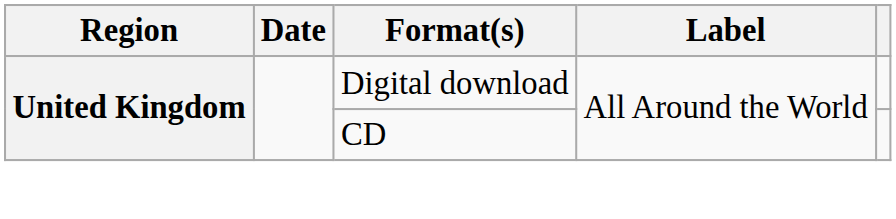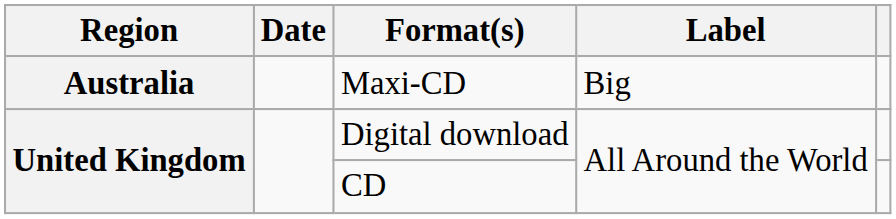+ row: (404, 82)
